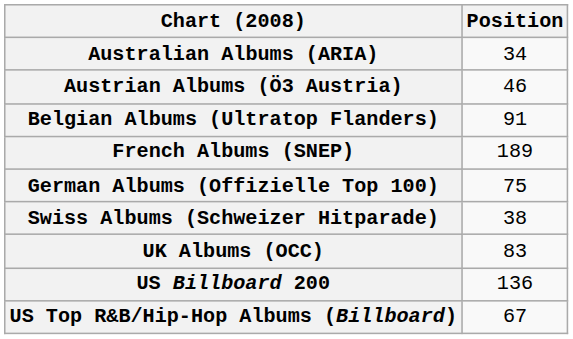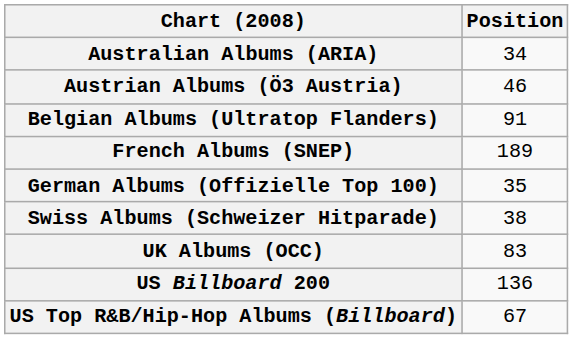(515, 185) 75 -> (515, 185) 35
